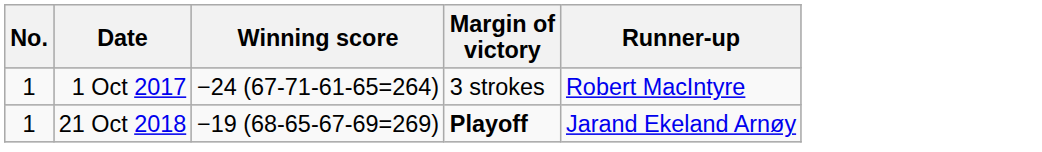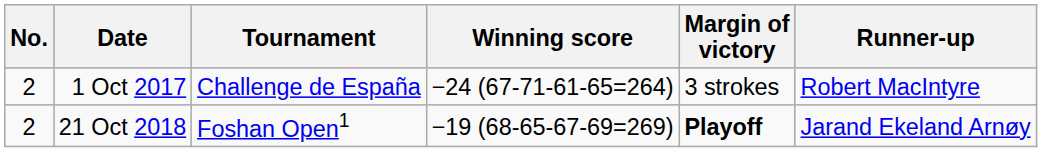+ column: (309, 37)
(29, 87) 1 -> (29, 87) 2
(29, 124) 1 -> (29, 126) 2
